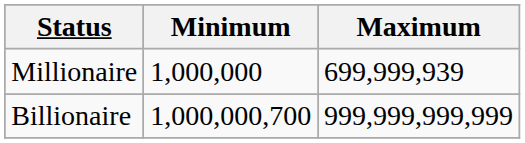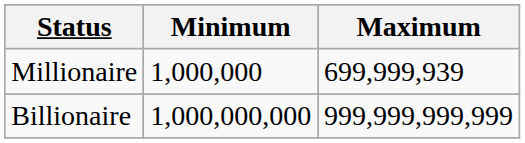(231, 115) 1,000,000,700 -> (231, 115) 1,000,000,000
